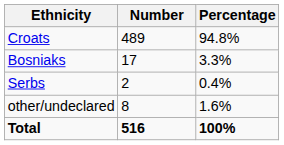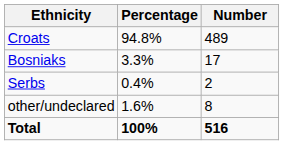columns swapped: (157, 15) <-> (237, 15)
